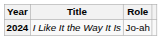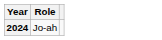- column: (77, 12)
